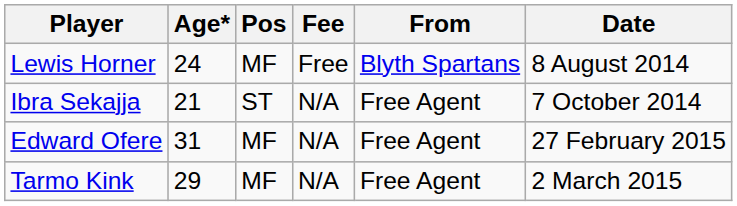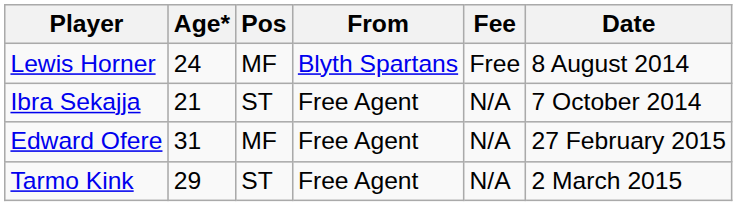columns swapped: (440, 24) <-> (323, 24)
(259, 180) MF -> (257, 180) ST
